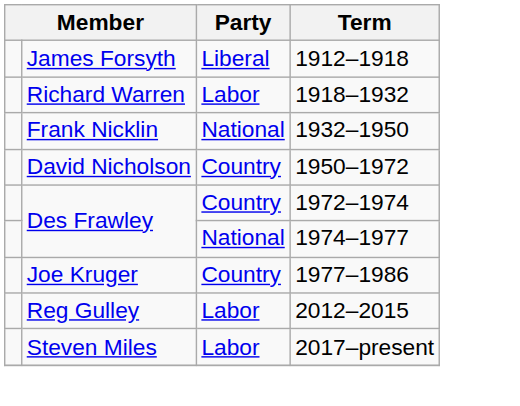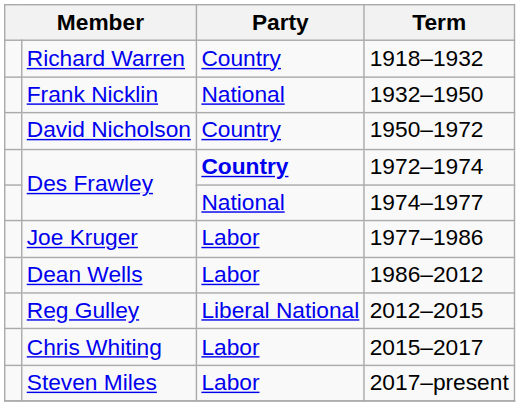- row: (101, 58)
(230, 94) Labor -> (241, 58) Country
(241, 202) normal -> (245, 166) bold
(241, 274) Country -> (230, 238) Labor
+ row: (85, 274)
(230, 310) Labor -> (280, 310) Liberal National
+ row: (94, 346)
